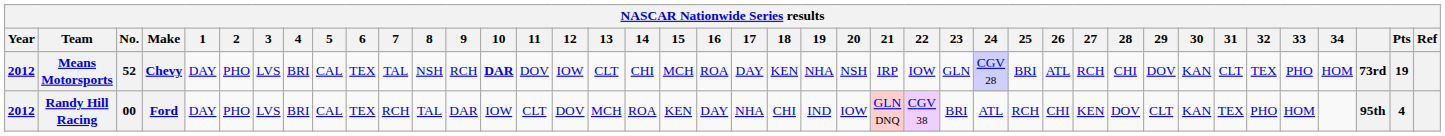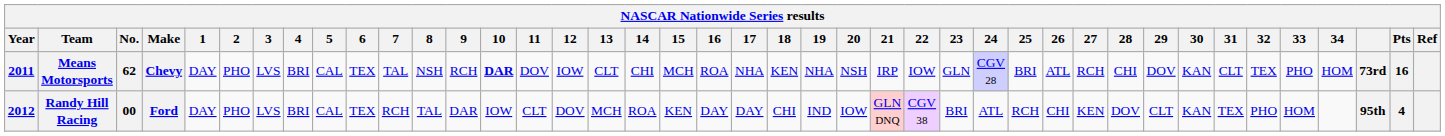(21, 71) 2012 -> (21, 71) 2011
(129, 71) 52 -> (129, 71) 62
(749, 71) DAY -> (749, 71) NHA
(1402, 71) 19 -> (1402, 71) 16
(749, 111) NHA -> (749, 111) DAY
